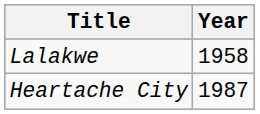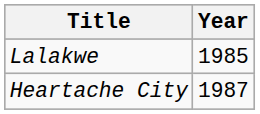(223, 57) 1958 -> (223, 57) 1985
